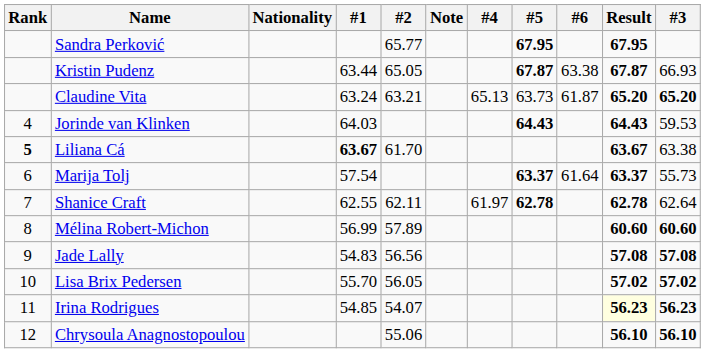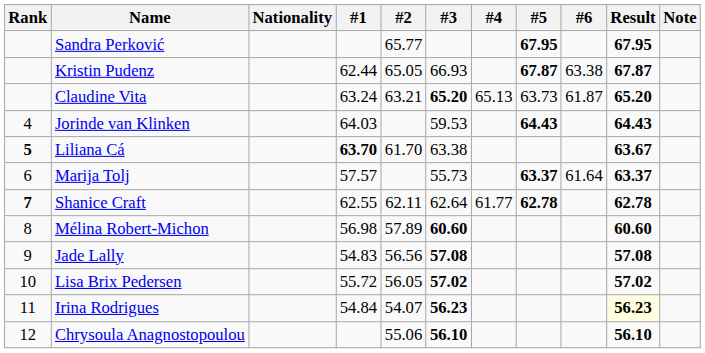columns swapped: (678, 17) <-> (447, 17)
(358, 70) 63.44 -> (358, 70) 62.44
(358, 149) 63.67 -> (358, 149) 63.70
(358, 176) 57.54 -> (358, 176) 57.57
(28, 202) normal -> (28, 202) bold
(490, 202) 61.97 -> (494, 202) 61.77
(358, 228) 56.99 -> (358, 228) 56.98
(358, 281) 55.70 -> (358, 281) 55.72
(358, 307) 54.85 -> (358, 307) 54.84
